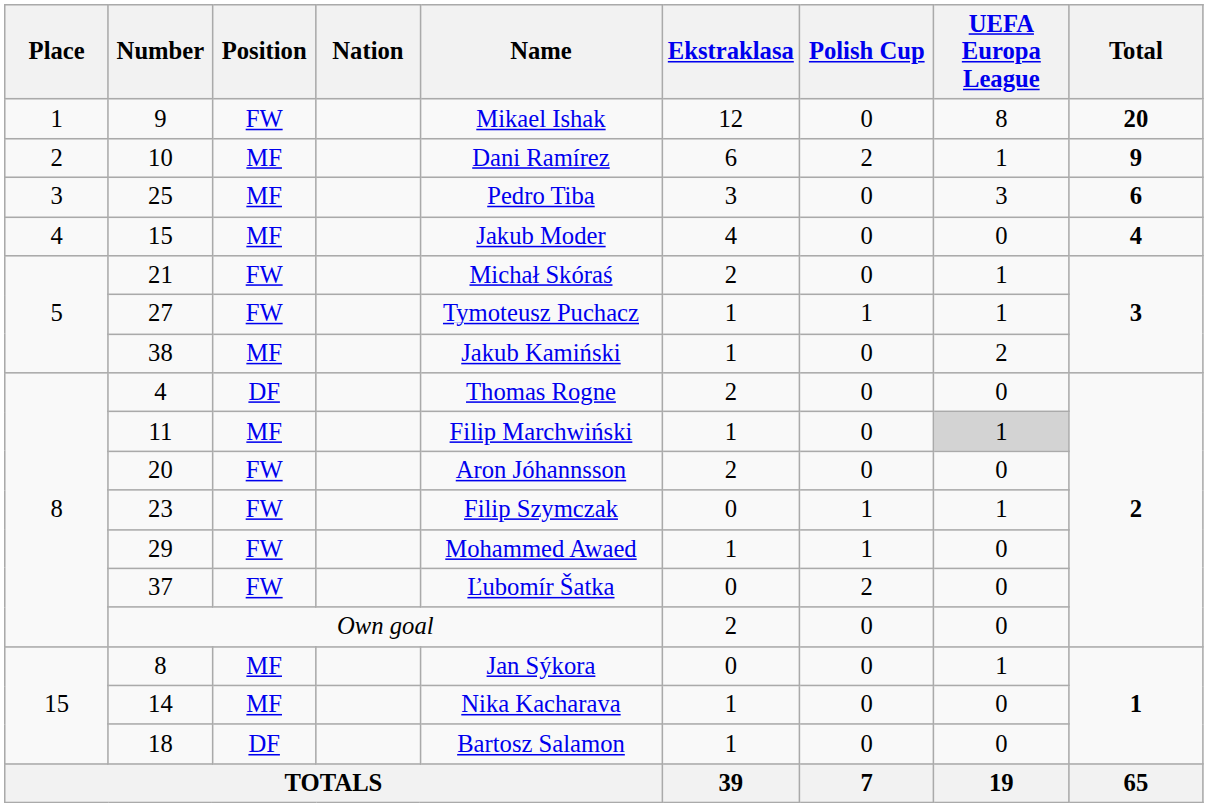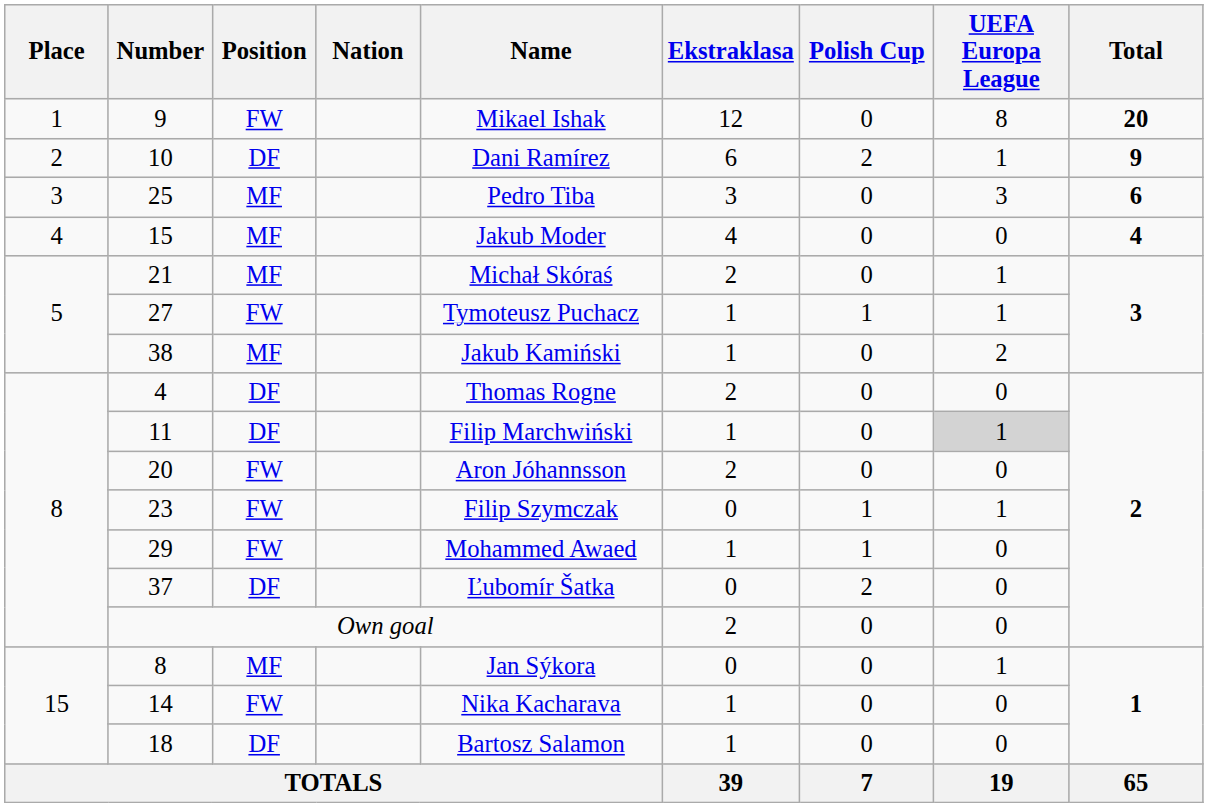(264, 157) MF -> (264, 157) DF
(264, 274) FW -> (264, 274) MF
(264, 431) MF -> (264, 431) DF
(264, 587) FW -> (264, 587) DF
(264, 704) MF -> (264, 704) FW
